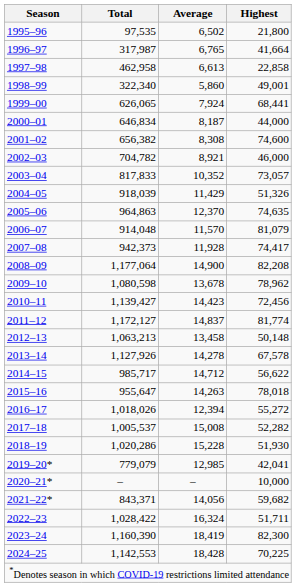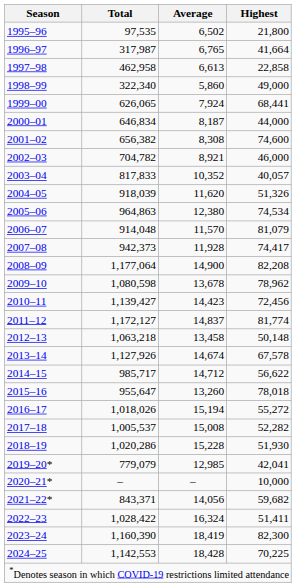(273, 85) 49,001 -> (273, 85) 49,000
(273, 175) 73,057 -> (273, 175) 40,057
(209, 193) 11,429 -> (209, 193) 11,620
(209, 211) 12,370 -> (209, 211) 12,380
(273, 211) 74,635 -> (273, 211) 74,534
(133, 337) 1,063,213 -> (133, 337) 1,063,218
(209, 355) 14,278 -> (209, 355) 14,674
(209, 391) 14,263 -> (209, 391) 13,260
(209, 409) 12,394 -> (209, 409) 15,194
(273, 517) 51,711 -> (273, 517) 51,411
